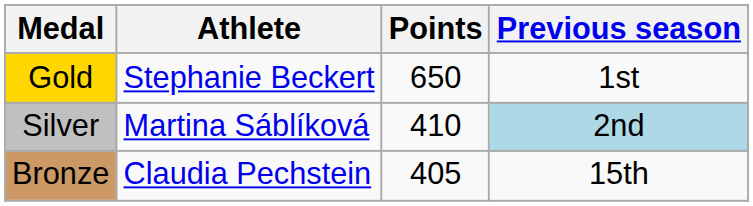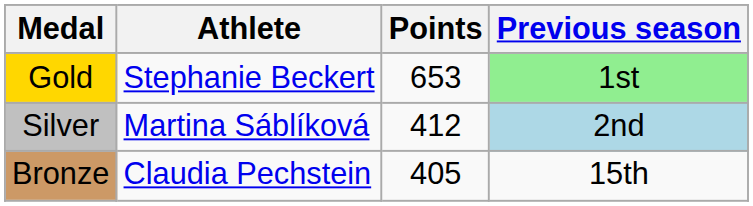(436, 77) 650 -> (436, 77) 653
(619, 77) no background -> (619, 77) lightgreen background
(436, 126) 410 -> (436, 126) 412
